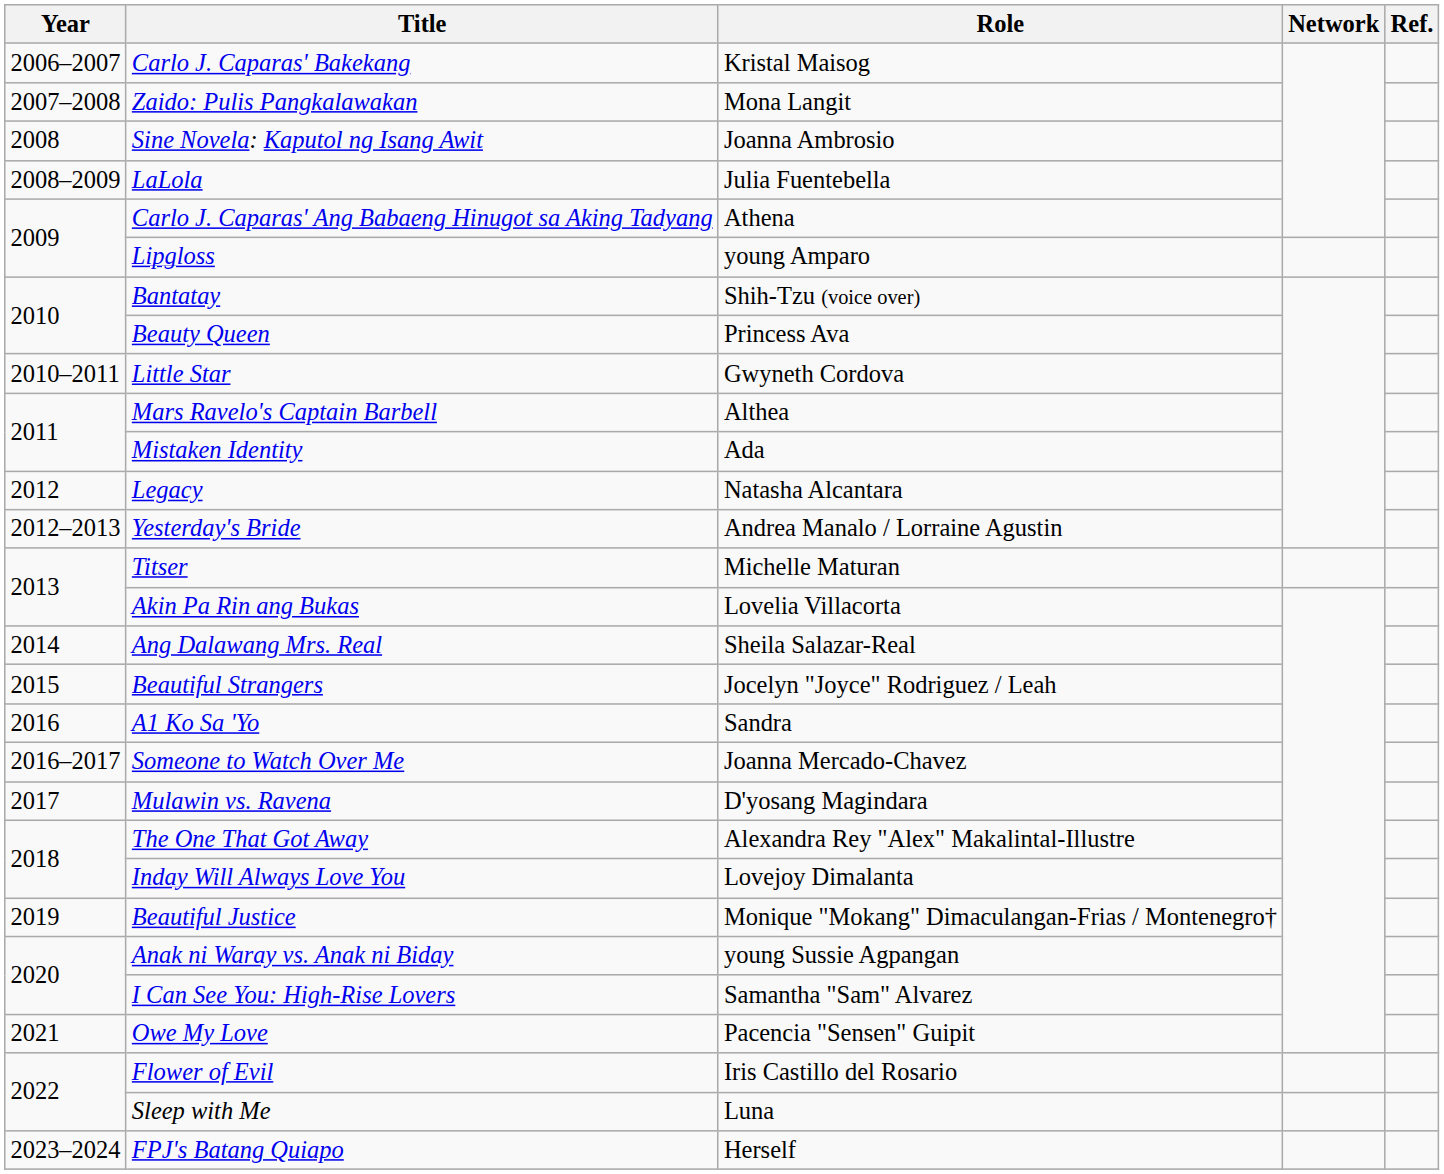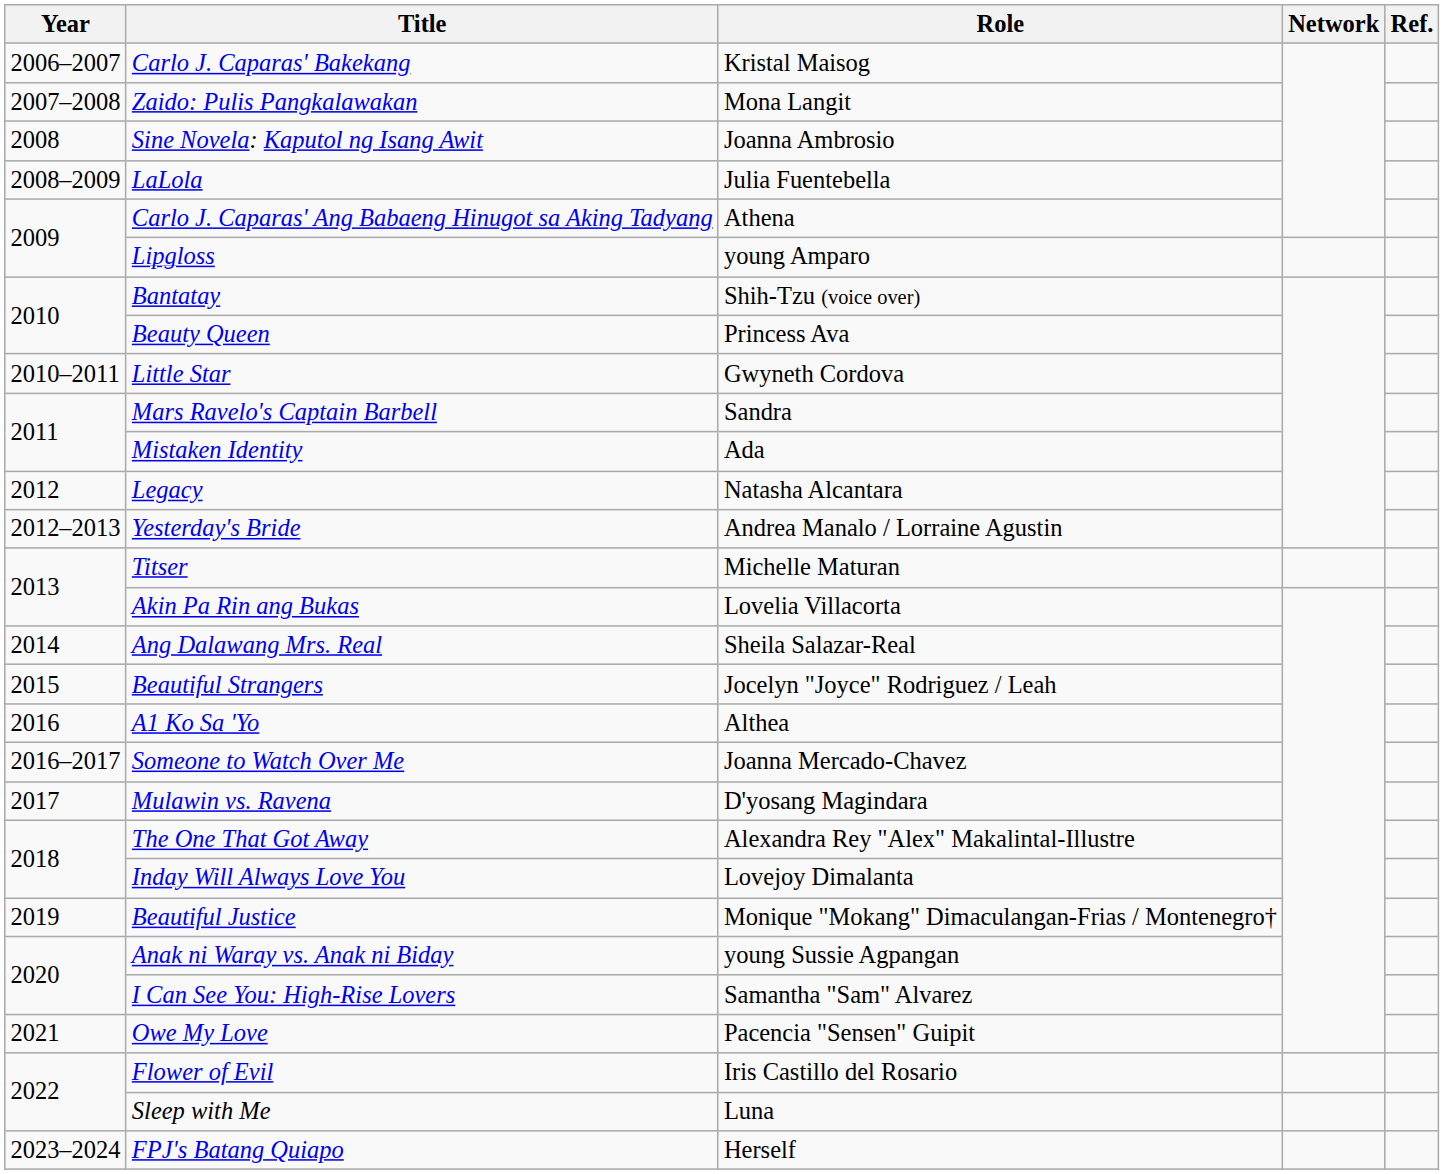(757, 412) Althea -> (758, 412) Sandra
(758, 722) Sandra -> (757, 722) Althea
